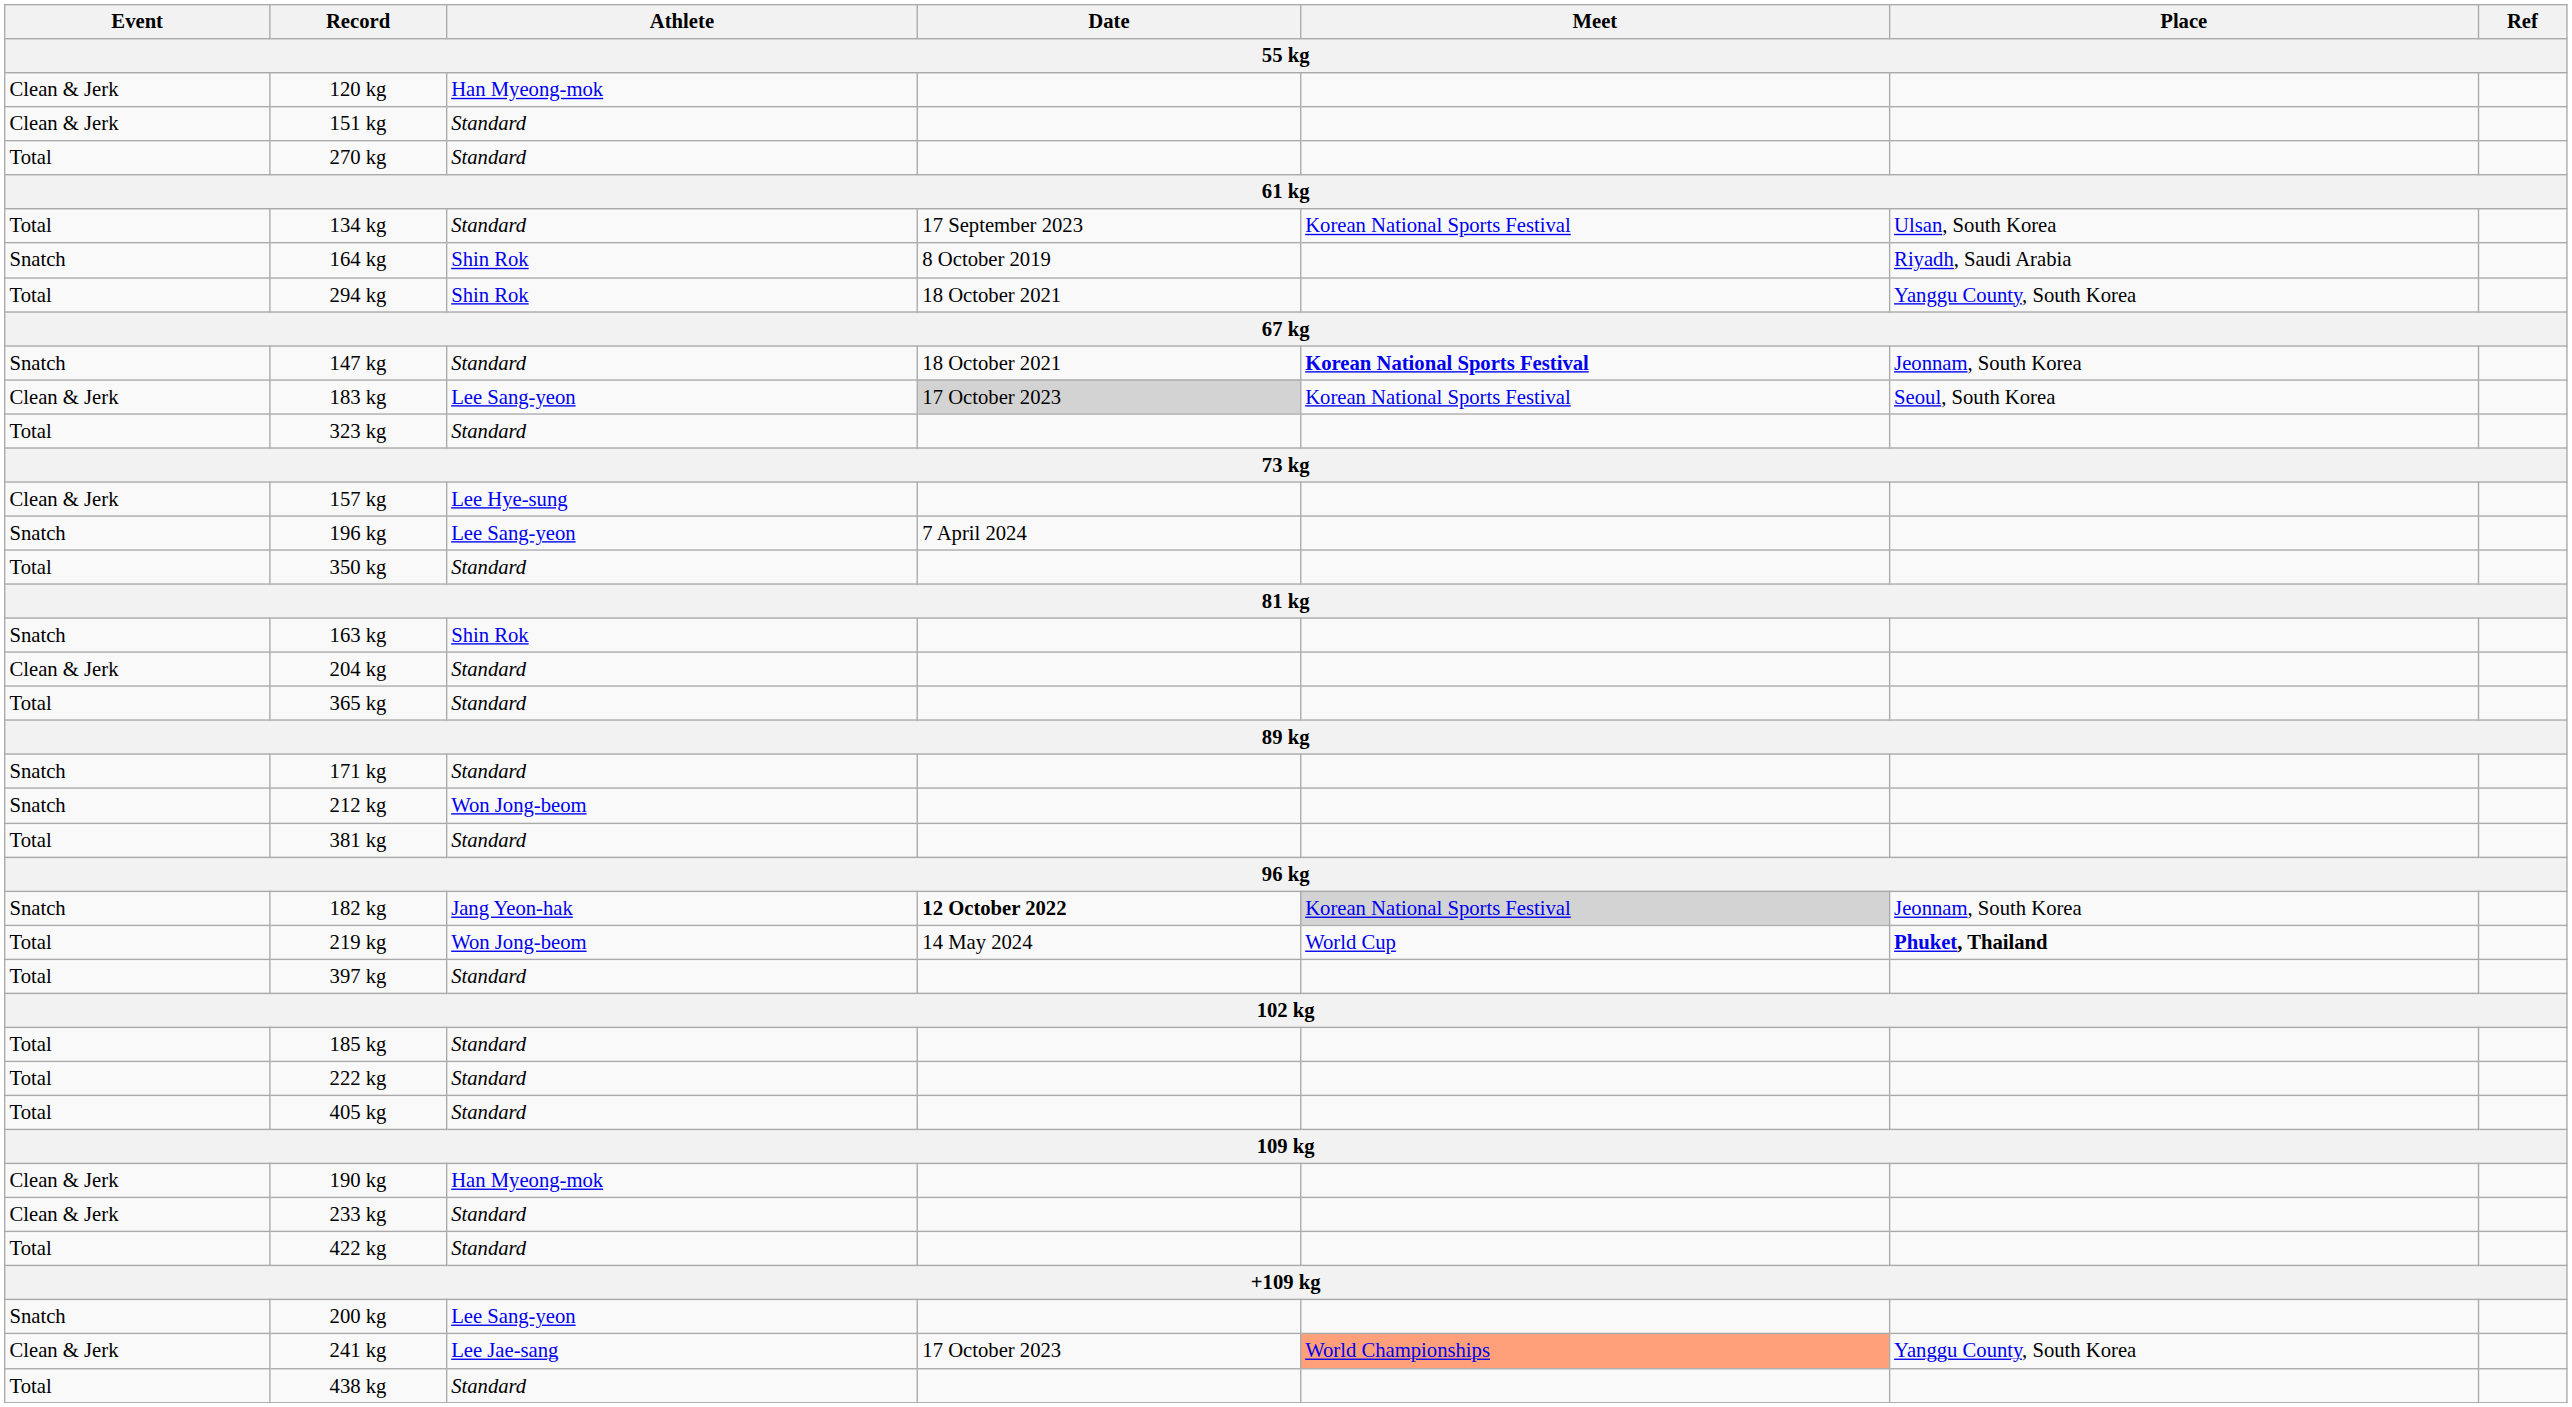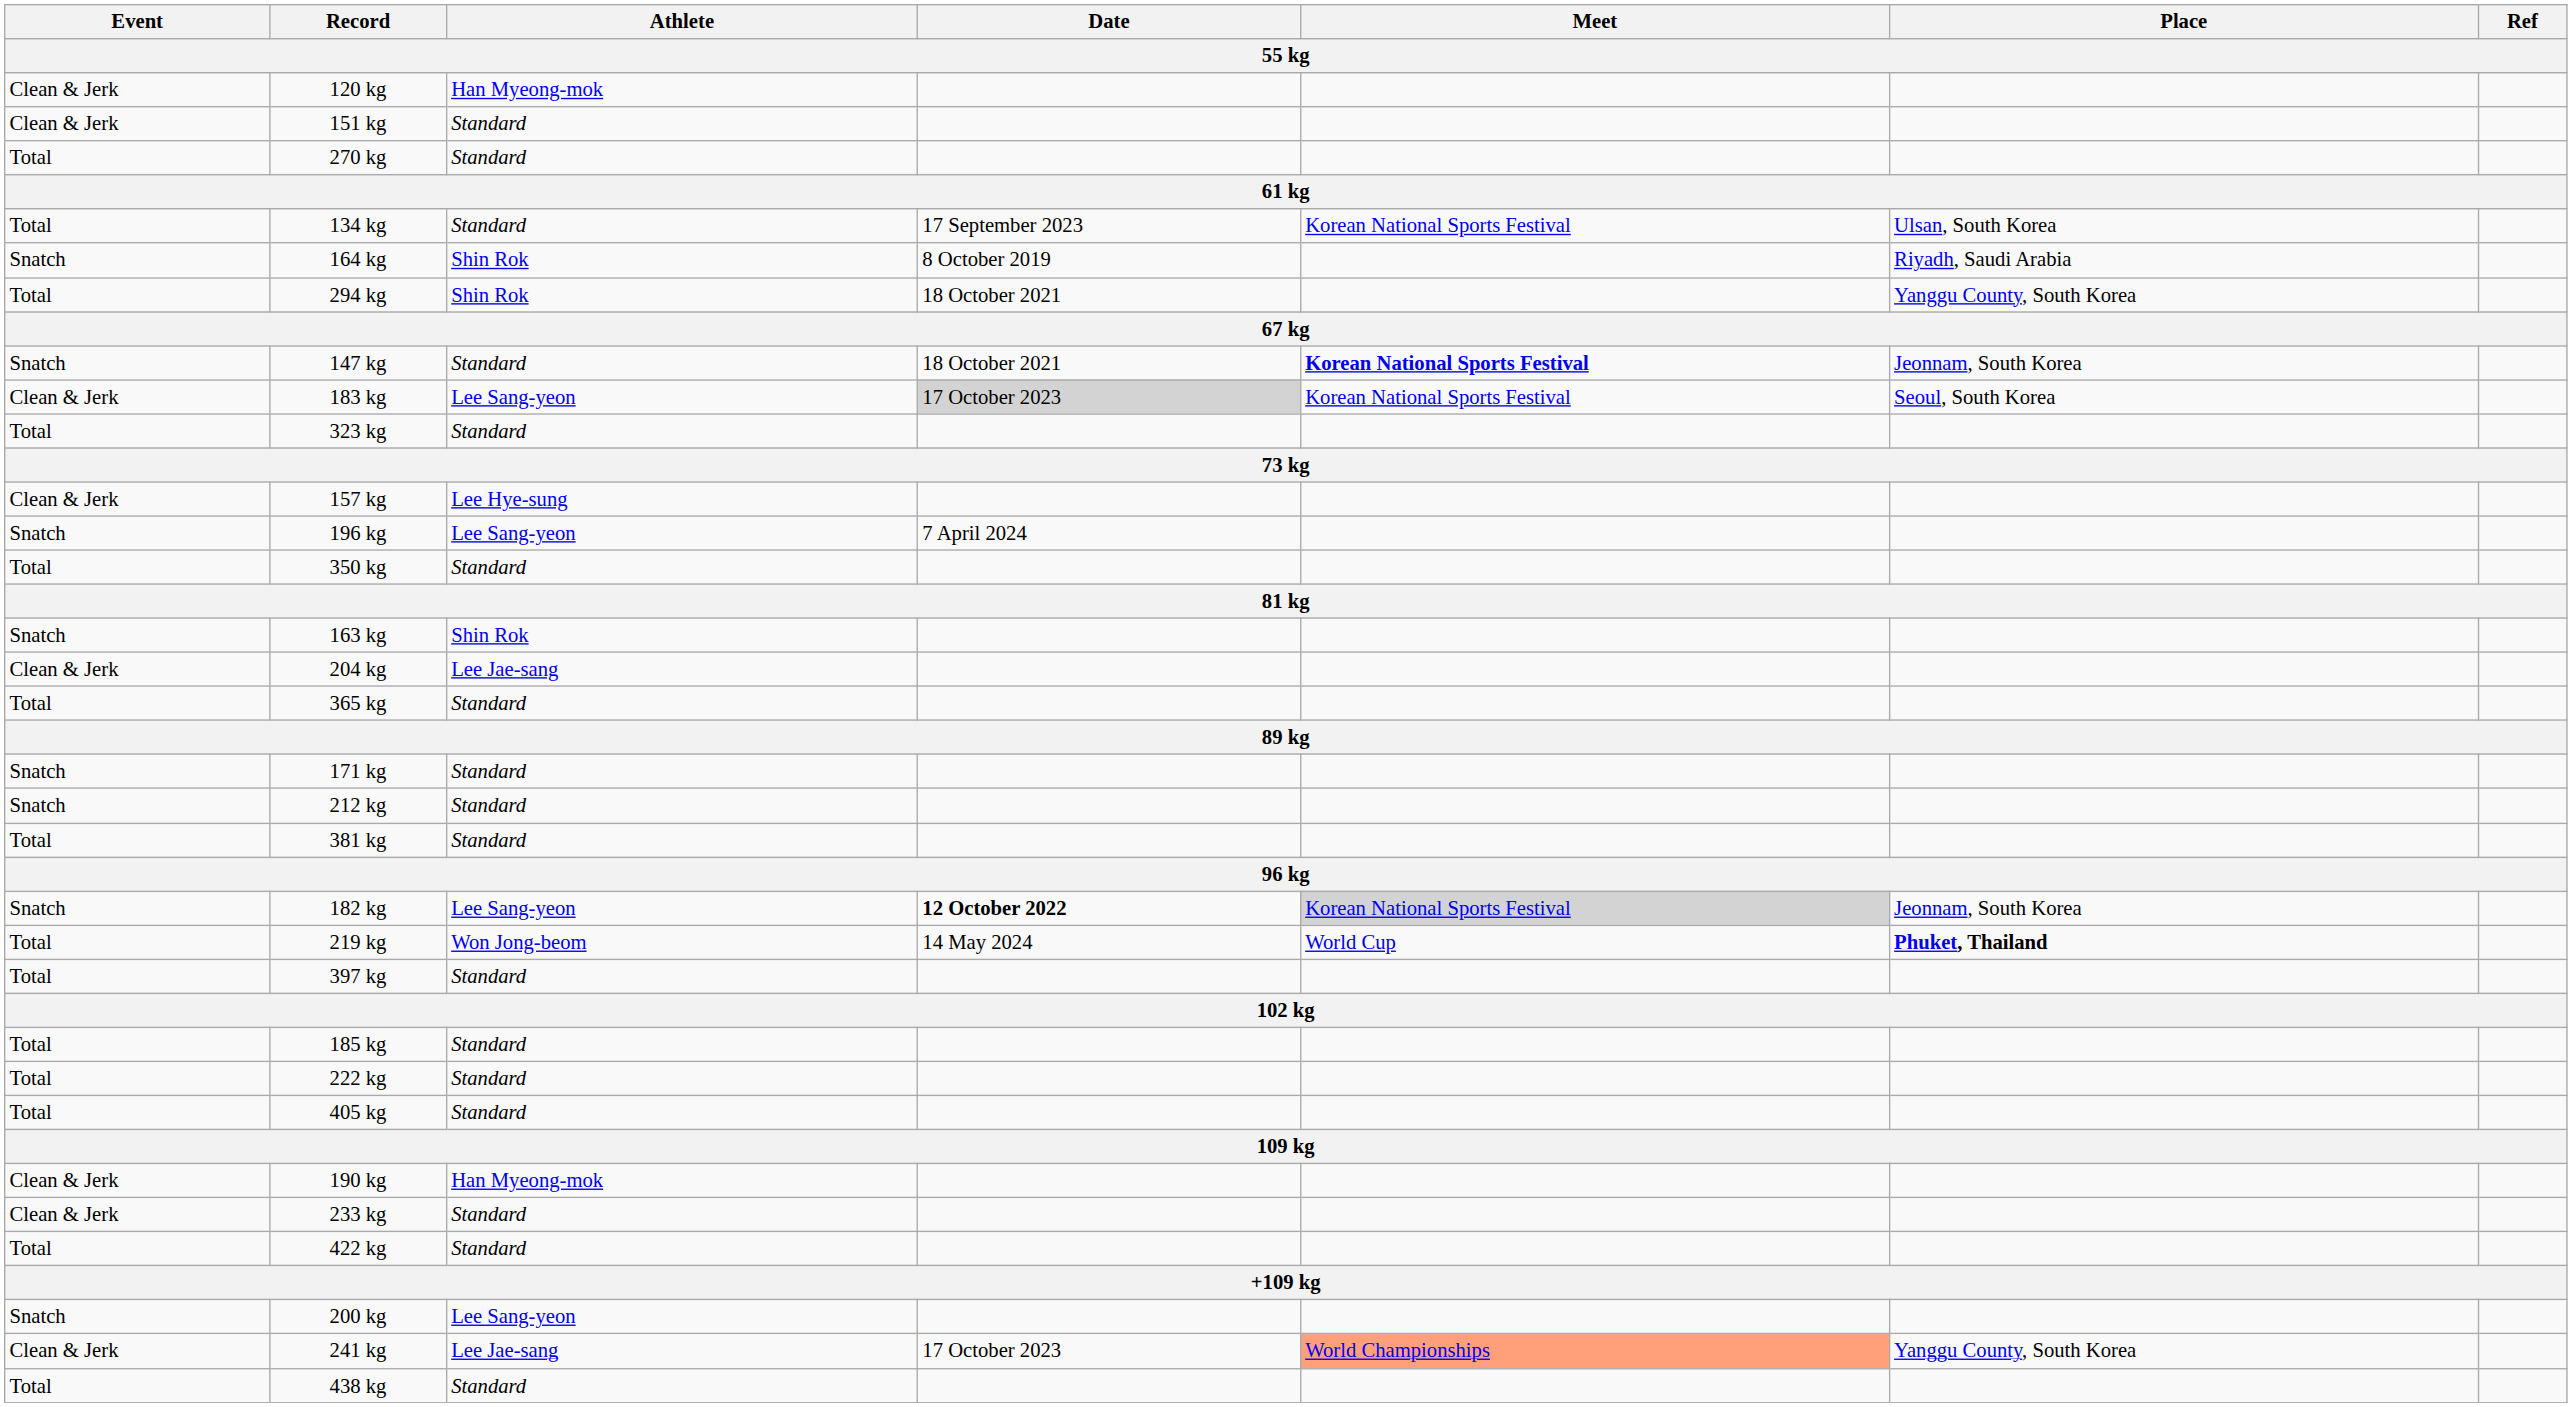(489, 669) Standard -> (505, 669) Lee Jae-sang
(519, 805) Won Jong-beom -> (489, 805) Standard
(512, 907) Jang Yeon-hak -> (513, 907) Lee Sang-yeon
